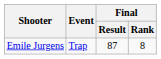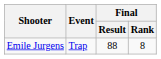(112, 46) 87 -> (112, 46) 88
